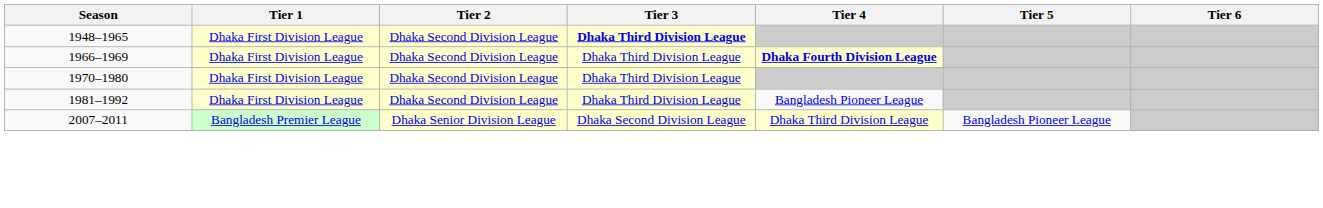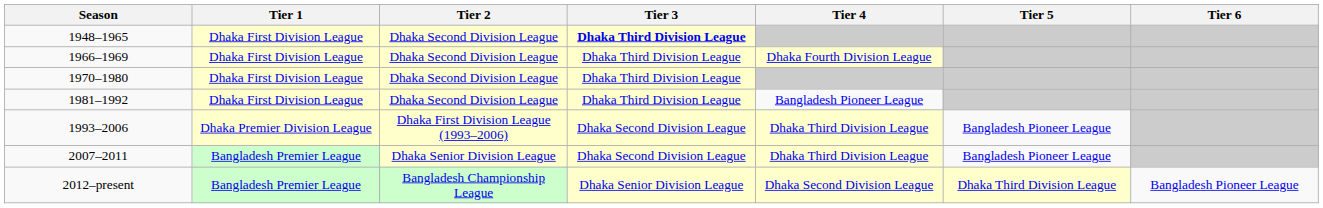(849, 57) bold -> (849, 57) normal
+ row: (98, 127)
+ row: (98, 184)
